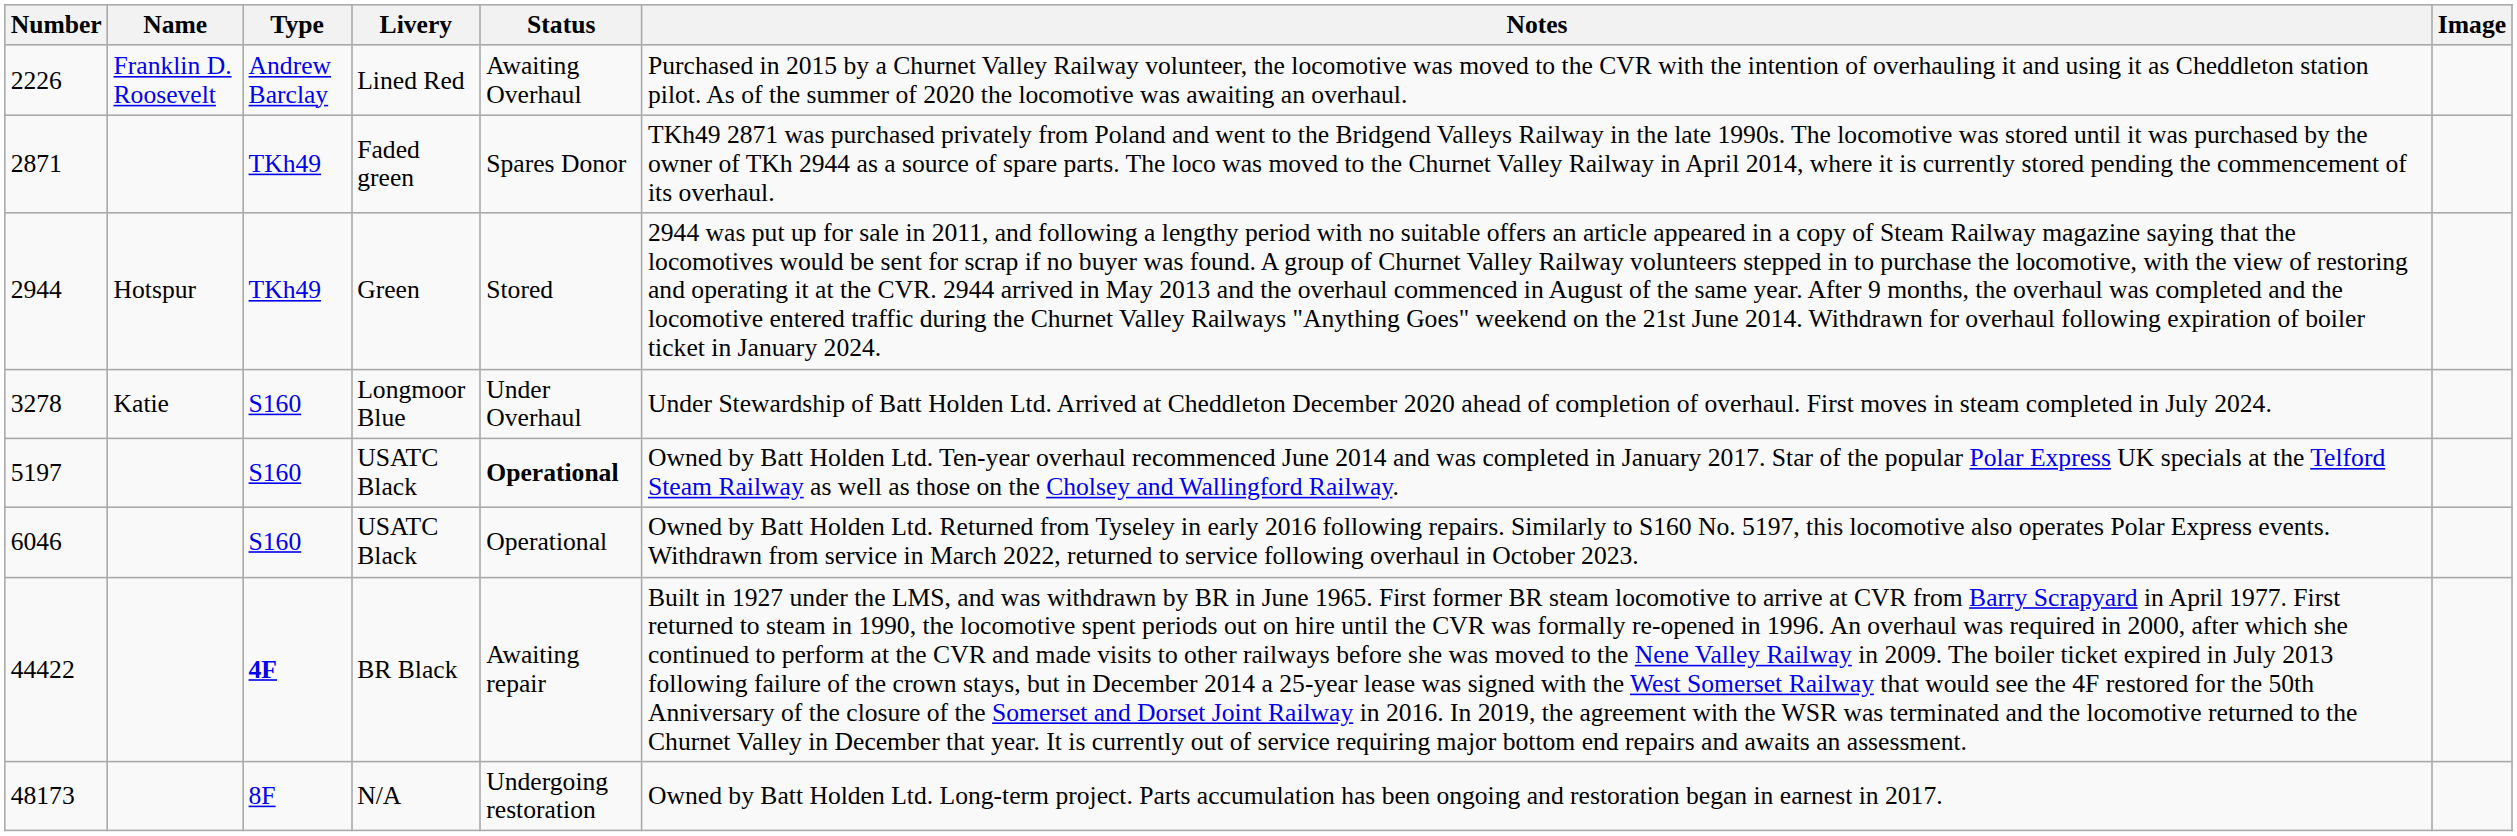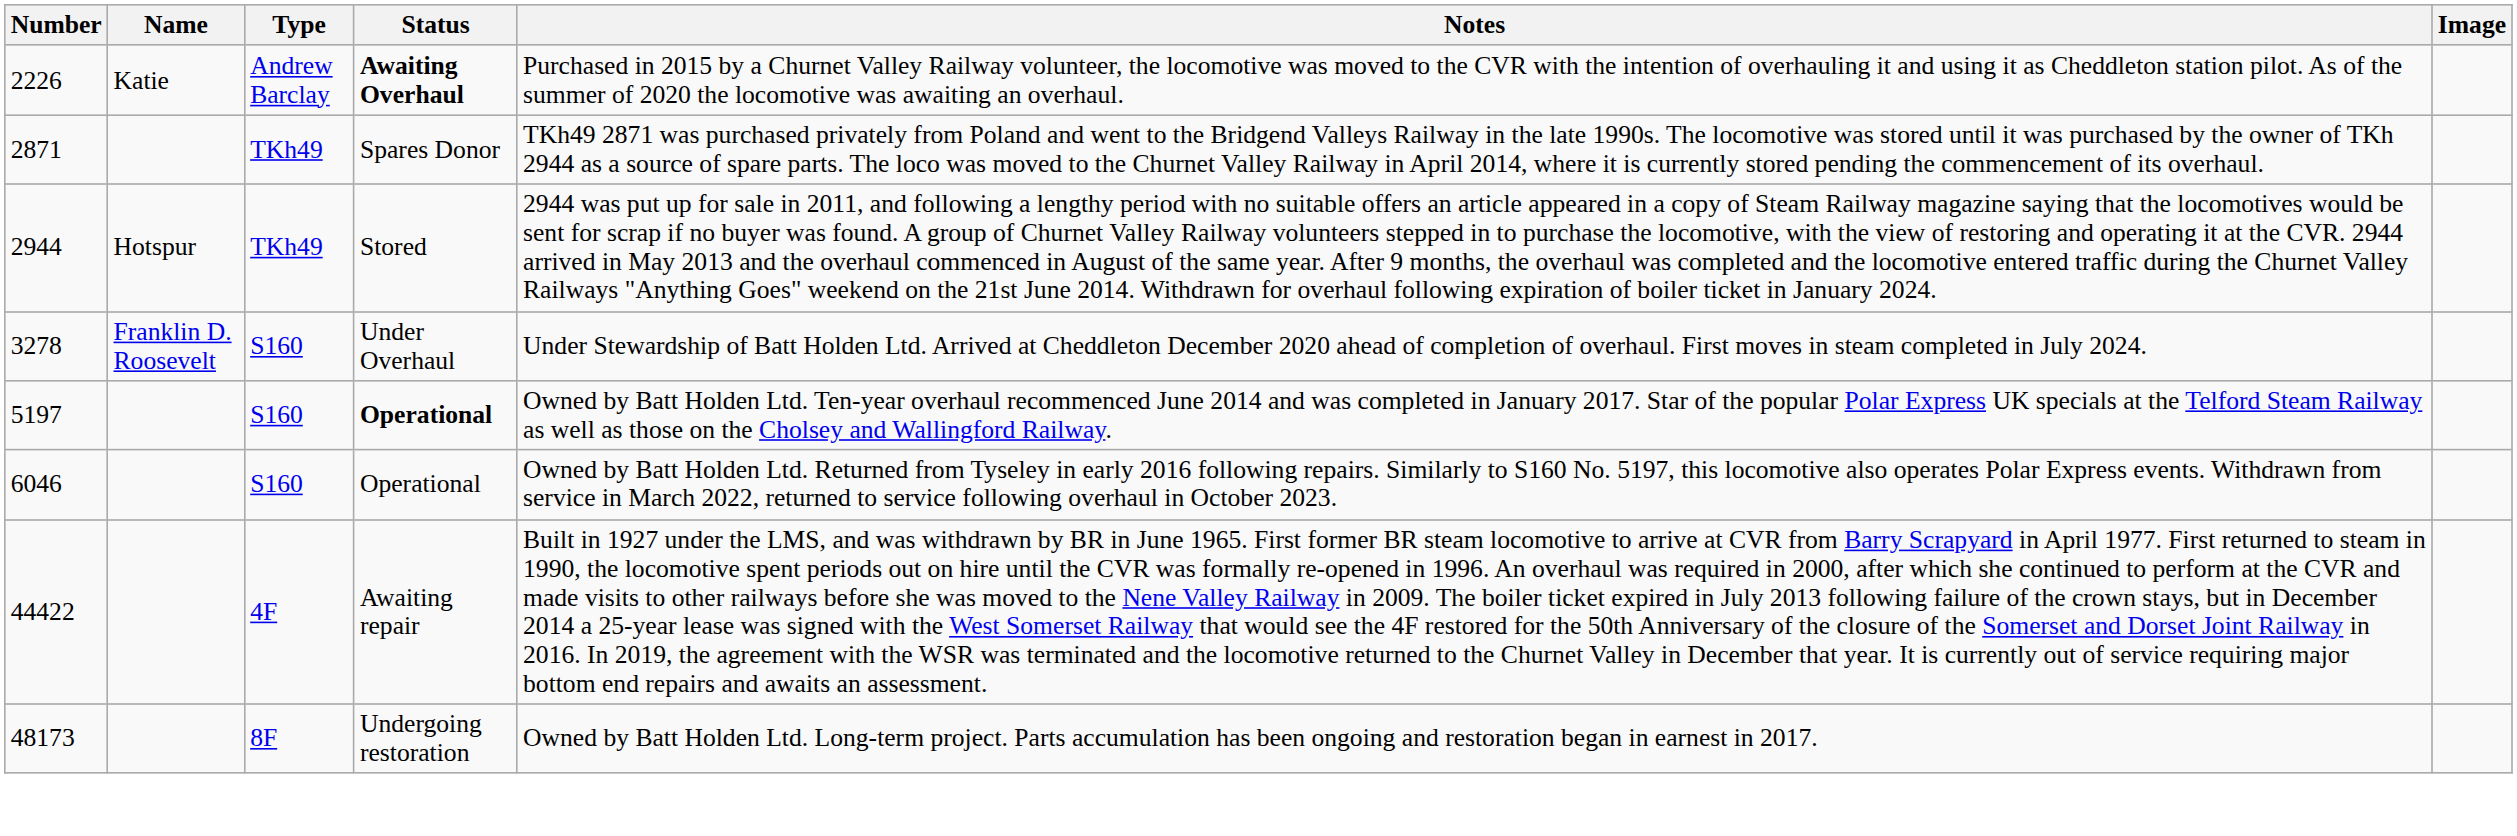- column: (416, 24)
(173, 79) Franklin D. Roosevelt -> (141, 79) Katie
(534, 79) normal -> (412, 79) bold
(141, 403) Katie -> (173, 345) Franklin D. Roosevelt
(263, 669) bold -> (264, 611) normal
